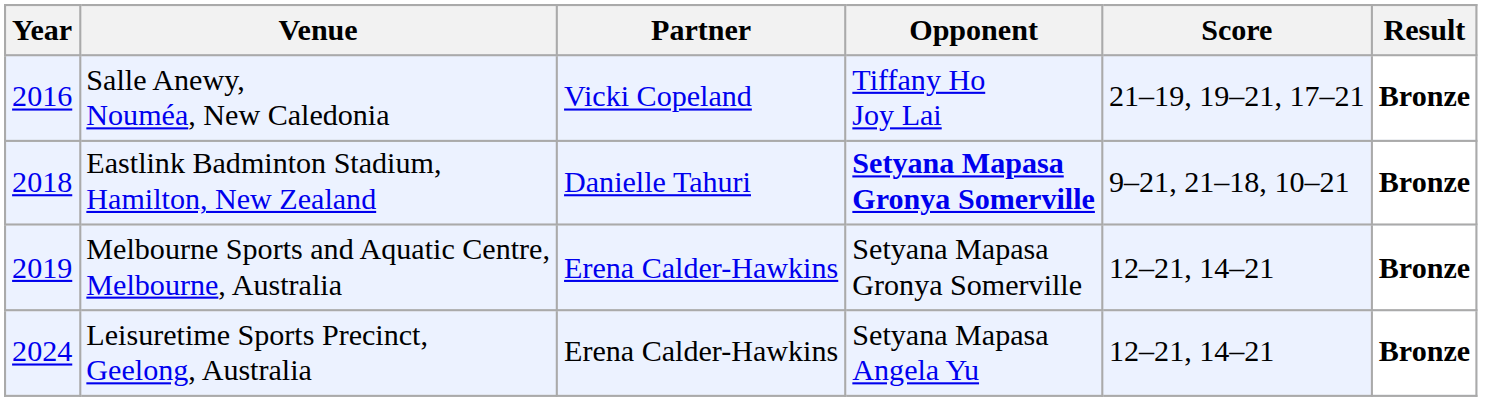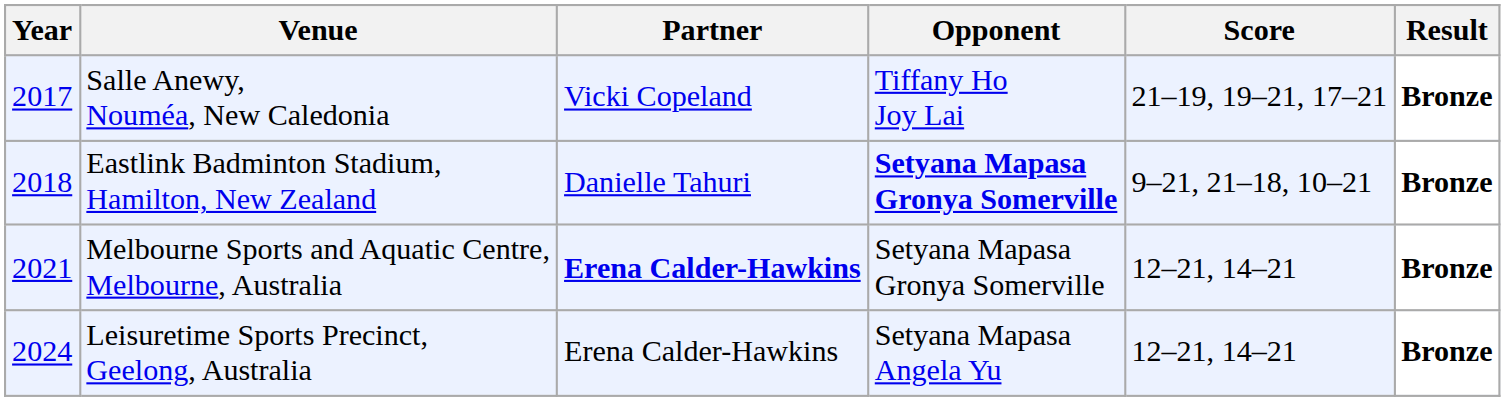(42, 97) 2016 -> (42, 97) 2017
(42, 267) 2019 -> (42, 267) 2021
(701, 267) normal -> (712, 267) bold
